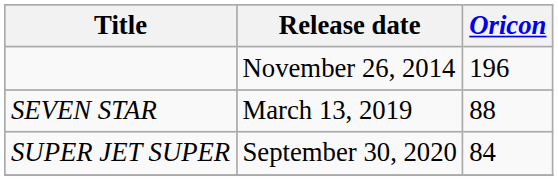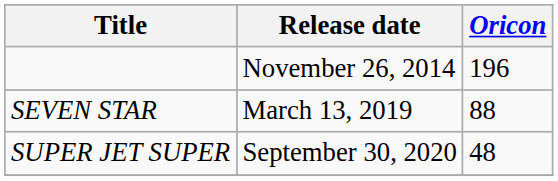(483, 152) 84 -> (483, 152) 48
